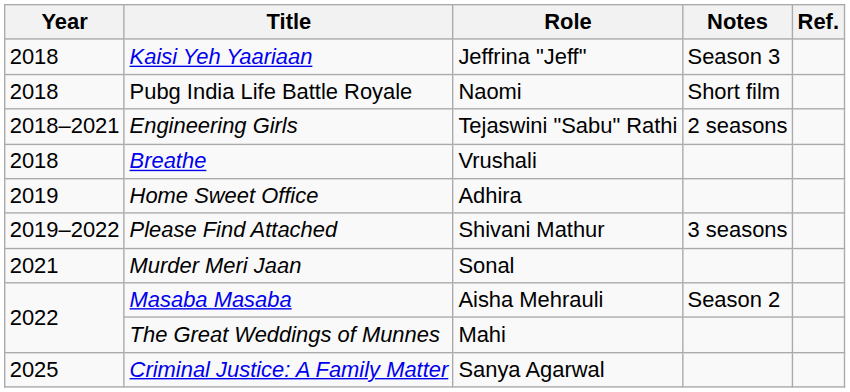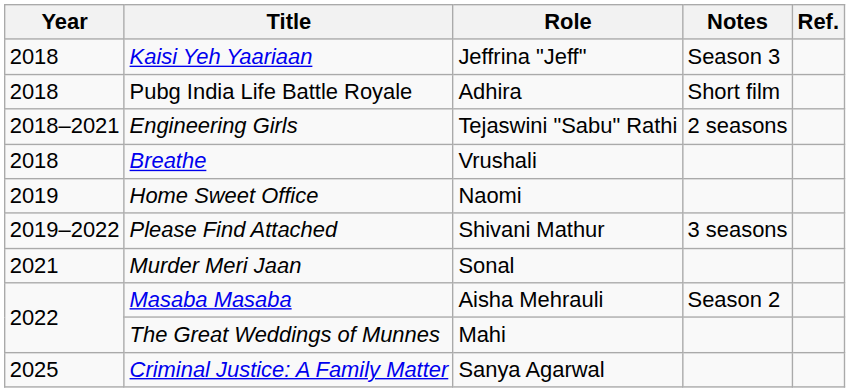(490, 91) Naomi -> (490, 91) Adhira
(490, 195) Adhira -> (490, 195) Naomi
